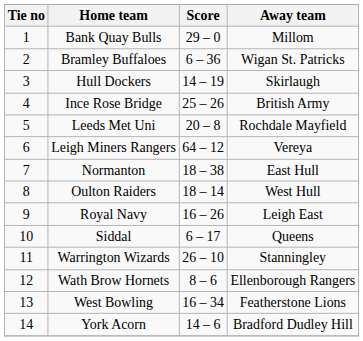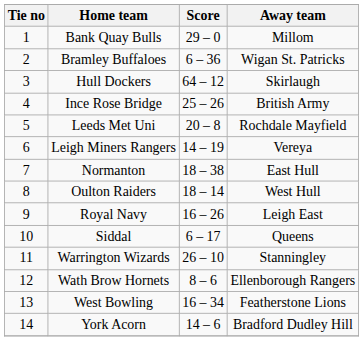(203, 81) 14 – 19 -> (203, 81) 64 – 12
(203, 147) 64 – 12 -> (203, 147) 14 – 19
